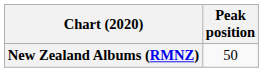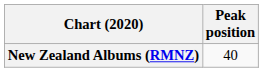(231, 55) 50 -> (231, 55) 40
